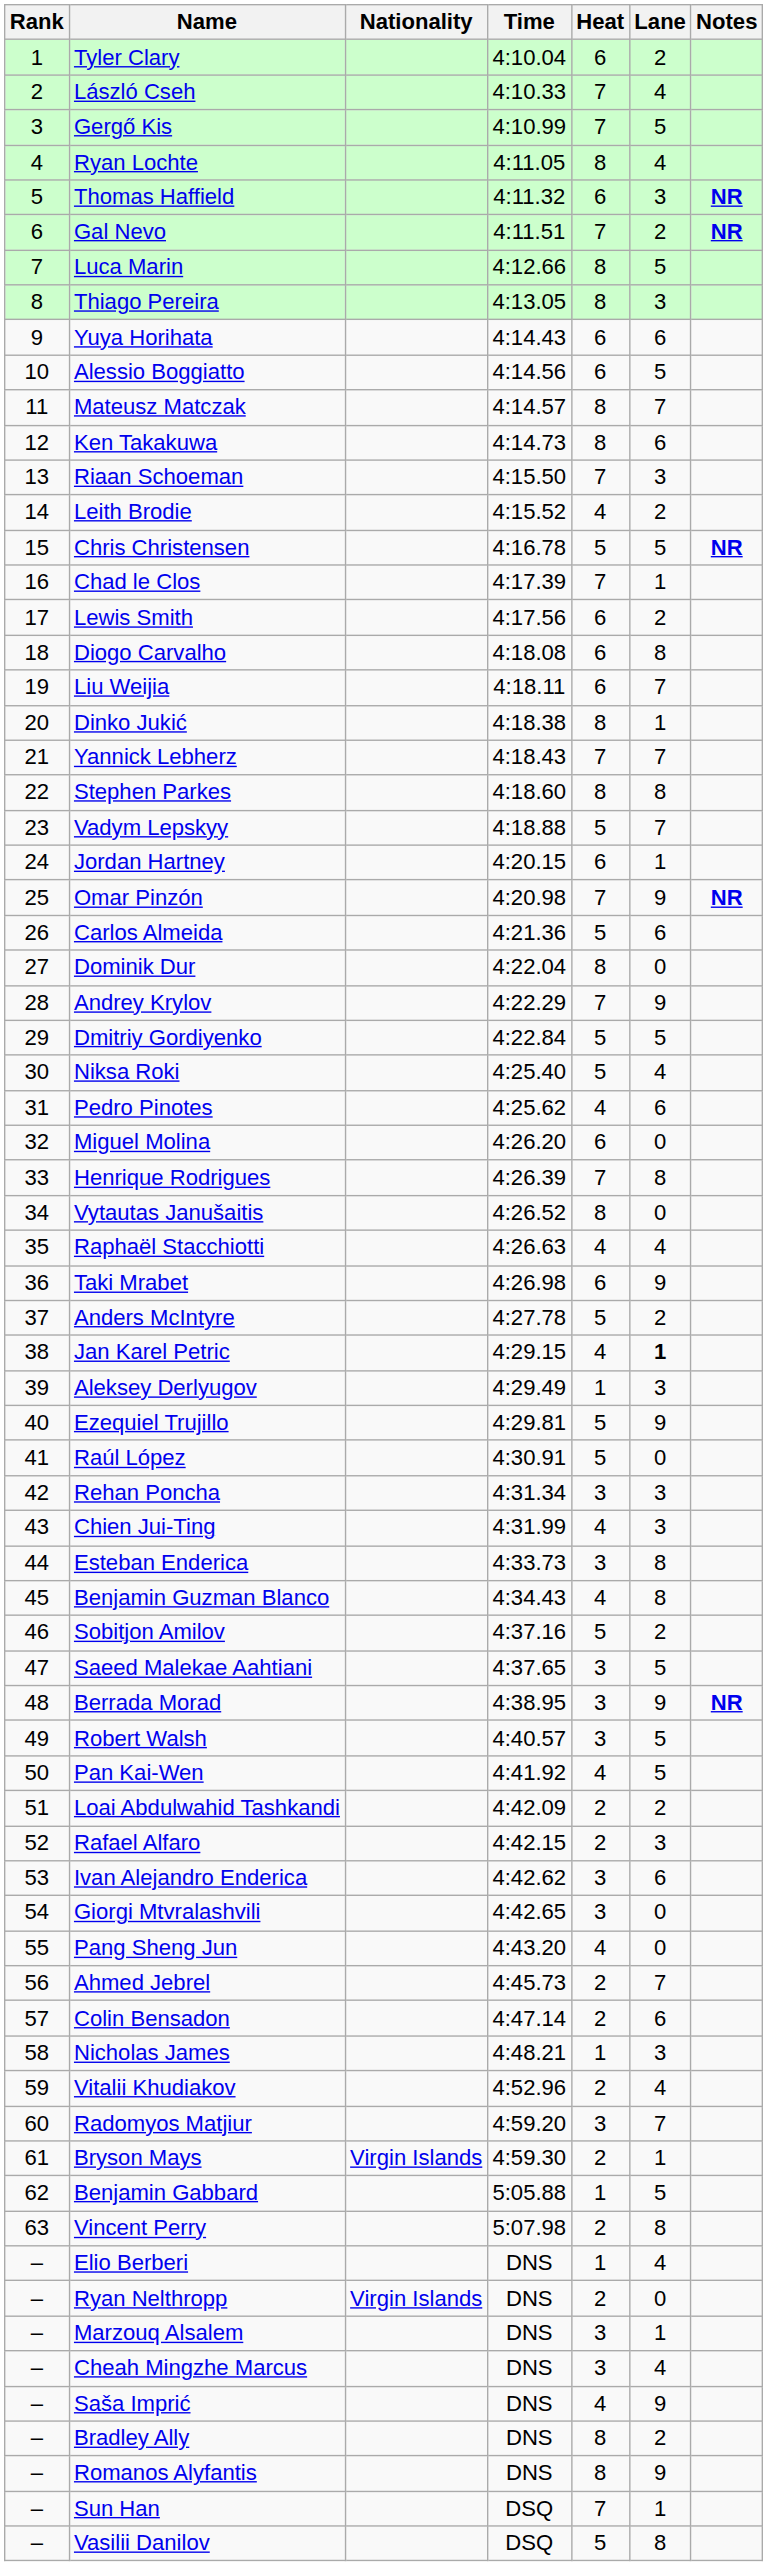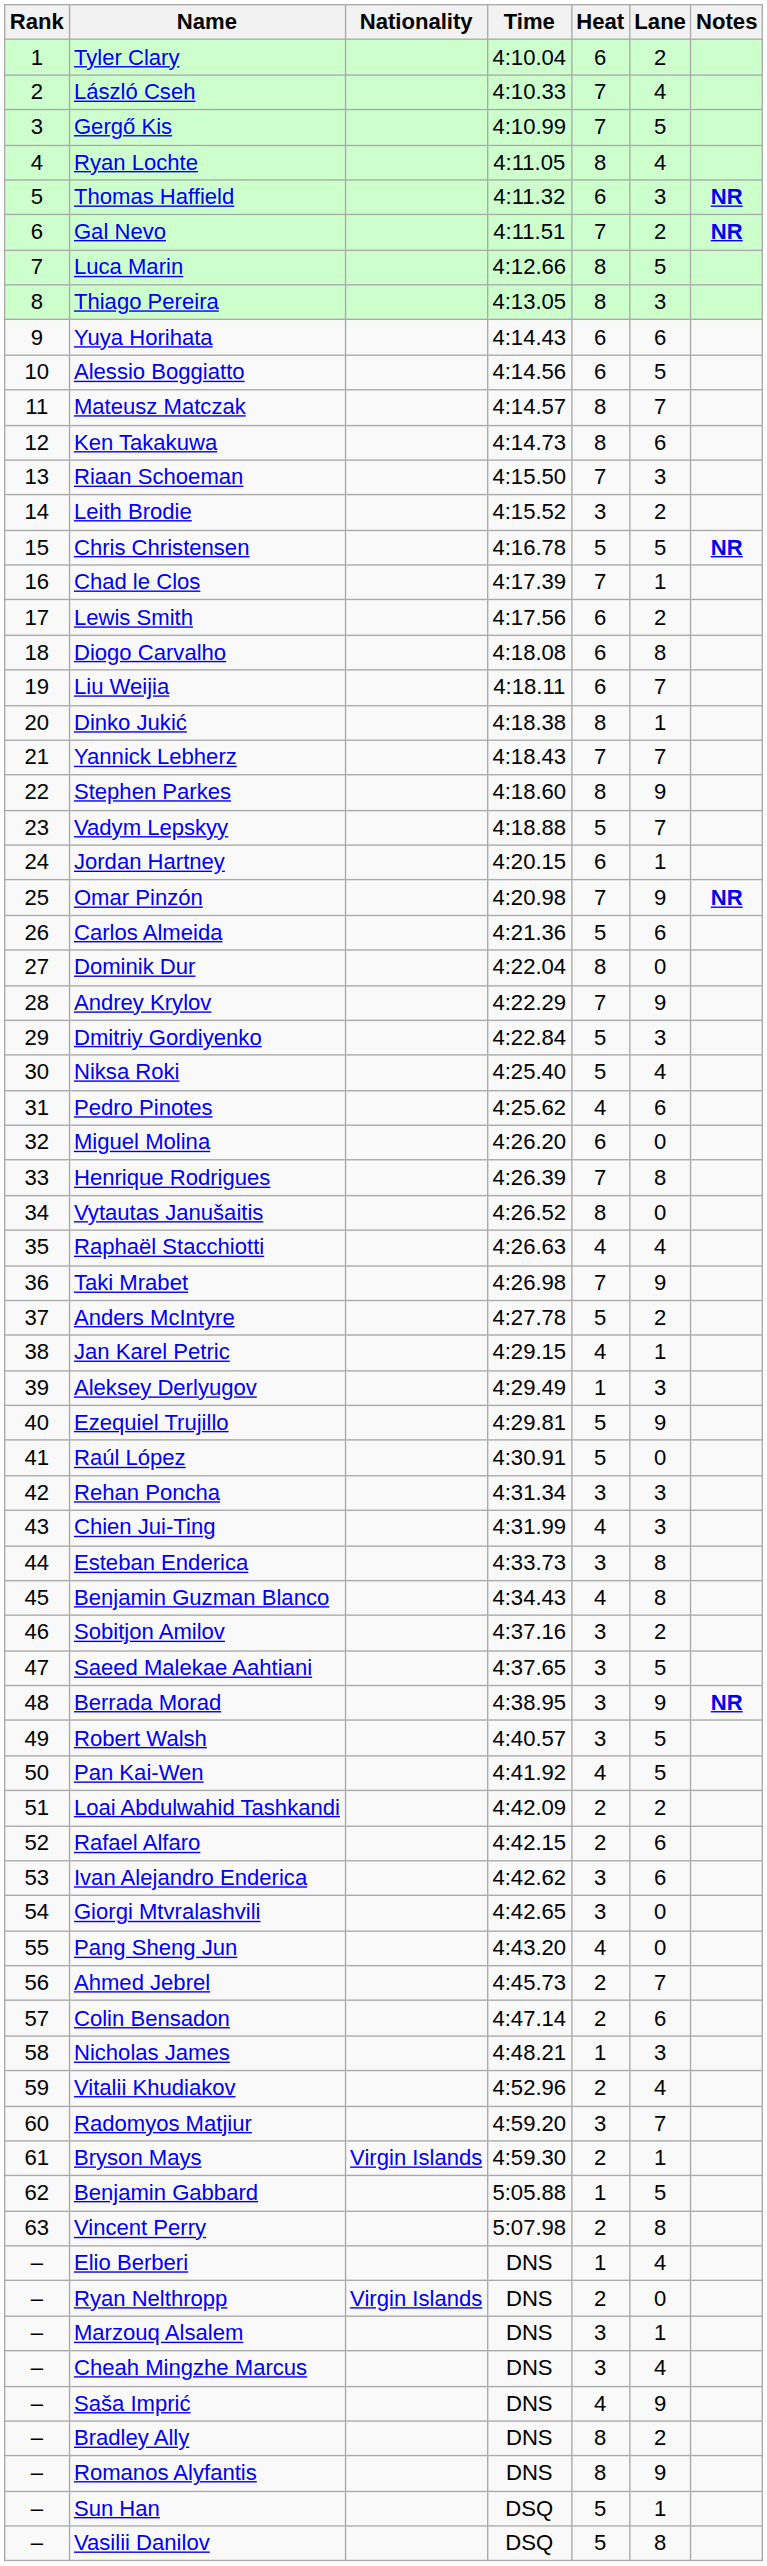(600, 512) 4 -> (600, 512) 3
(660, 792) 8 -> (660, 792) 9
(660, 1037) 5 -> (660, 1037) 3
(600, 1282) 6 -> (600, 1282) 7
(660, 1352) bold -> (660, 1352) normal
(600, 1632) 5 -> (600, 1632) 3
(660, 1842) 3 -> (660, 1842) 6
(600, 2508) 7 -> (600, 2508) 5
